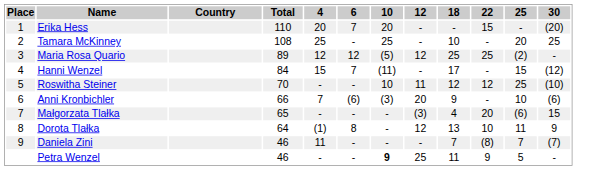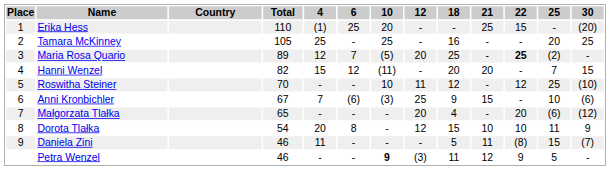+ column: (487, 13)
(320, 27) 20 -> (320, 27) (1)
(354, 27) 7 -> (354, 27) 25
(283, 42) 108 -> (283, 42) 105
(454, 42) 10 -> (454, 42) 16
(354, 56) 12 -> (354, 56) 7
(420, 56) 12 -> (420, 56) 20
(487, 56) normal -> (521, 56) bold
(283, 70) 84 -> (283, 70) 82
(354, 70) 7 -> (354, 70) 12
(454, 70) 17 -> (454, 70) 20
(521, 70) 15 -> (554, 70) 7
(554, 70) (12) -> (588, 70) 15
(283, 99) 66 -> (283, 99) 67
(420, 99) 20 -> (420, 99) 25
(420, 114) (3) -> (420, 114) 20
(554, 114) 15 -> (588, 114) (12)
(283, 128) 64 -> (283, 128) 54
(320, 128) (1) -> (320, 128) 20
(454, 128) 13 -> (454, 128) 15
(454, 143) 7 -> (454, 143) 5
(521, 143) 7 -> (554, 143) 15
(420, 157) 25 -> (420, 157) (3)
